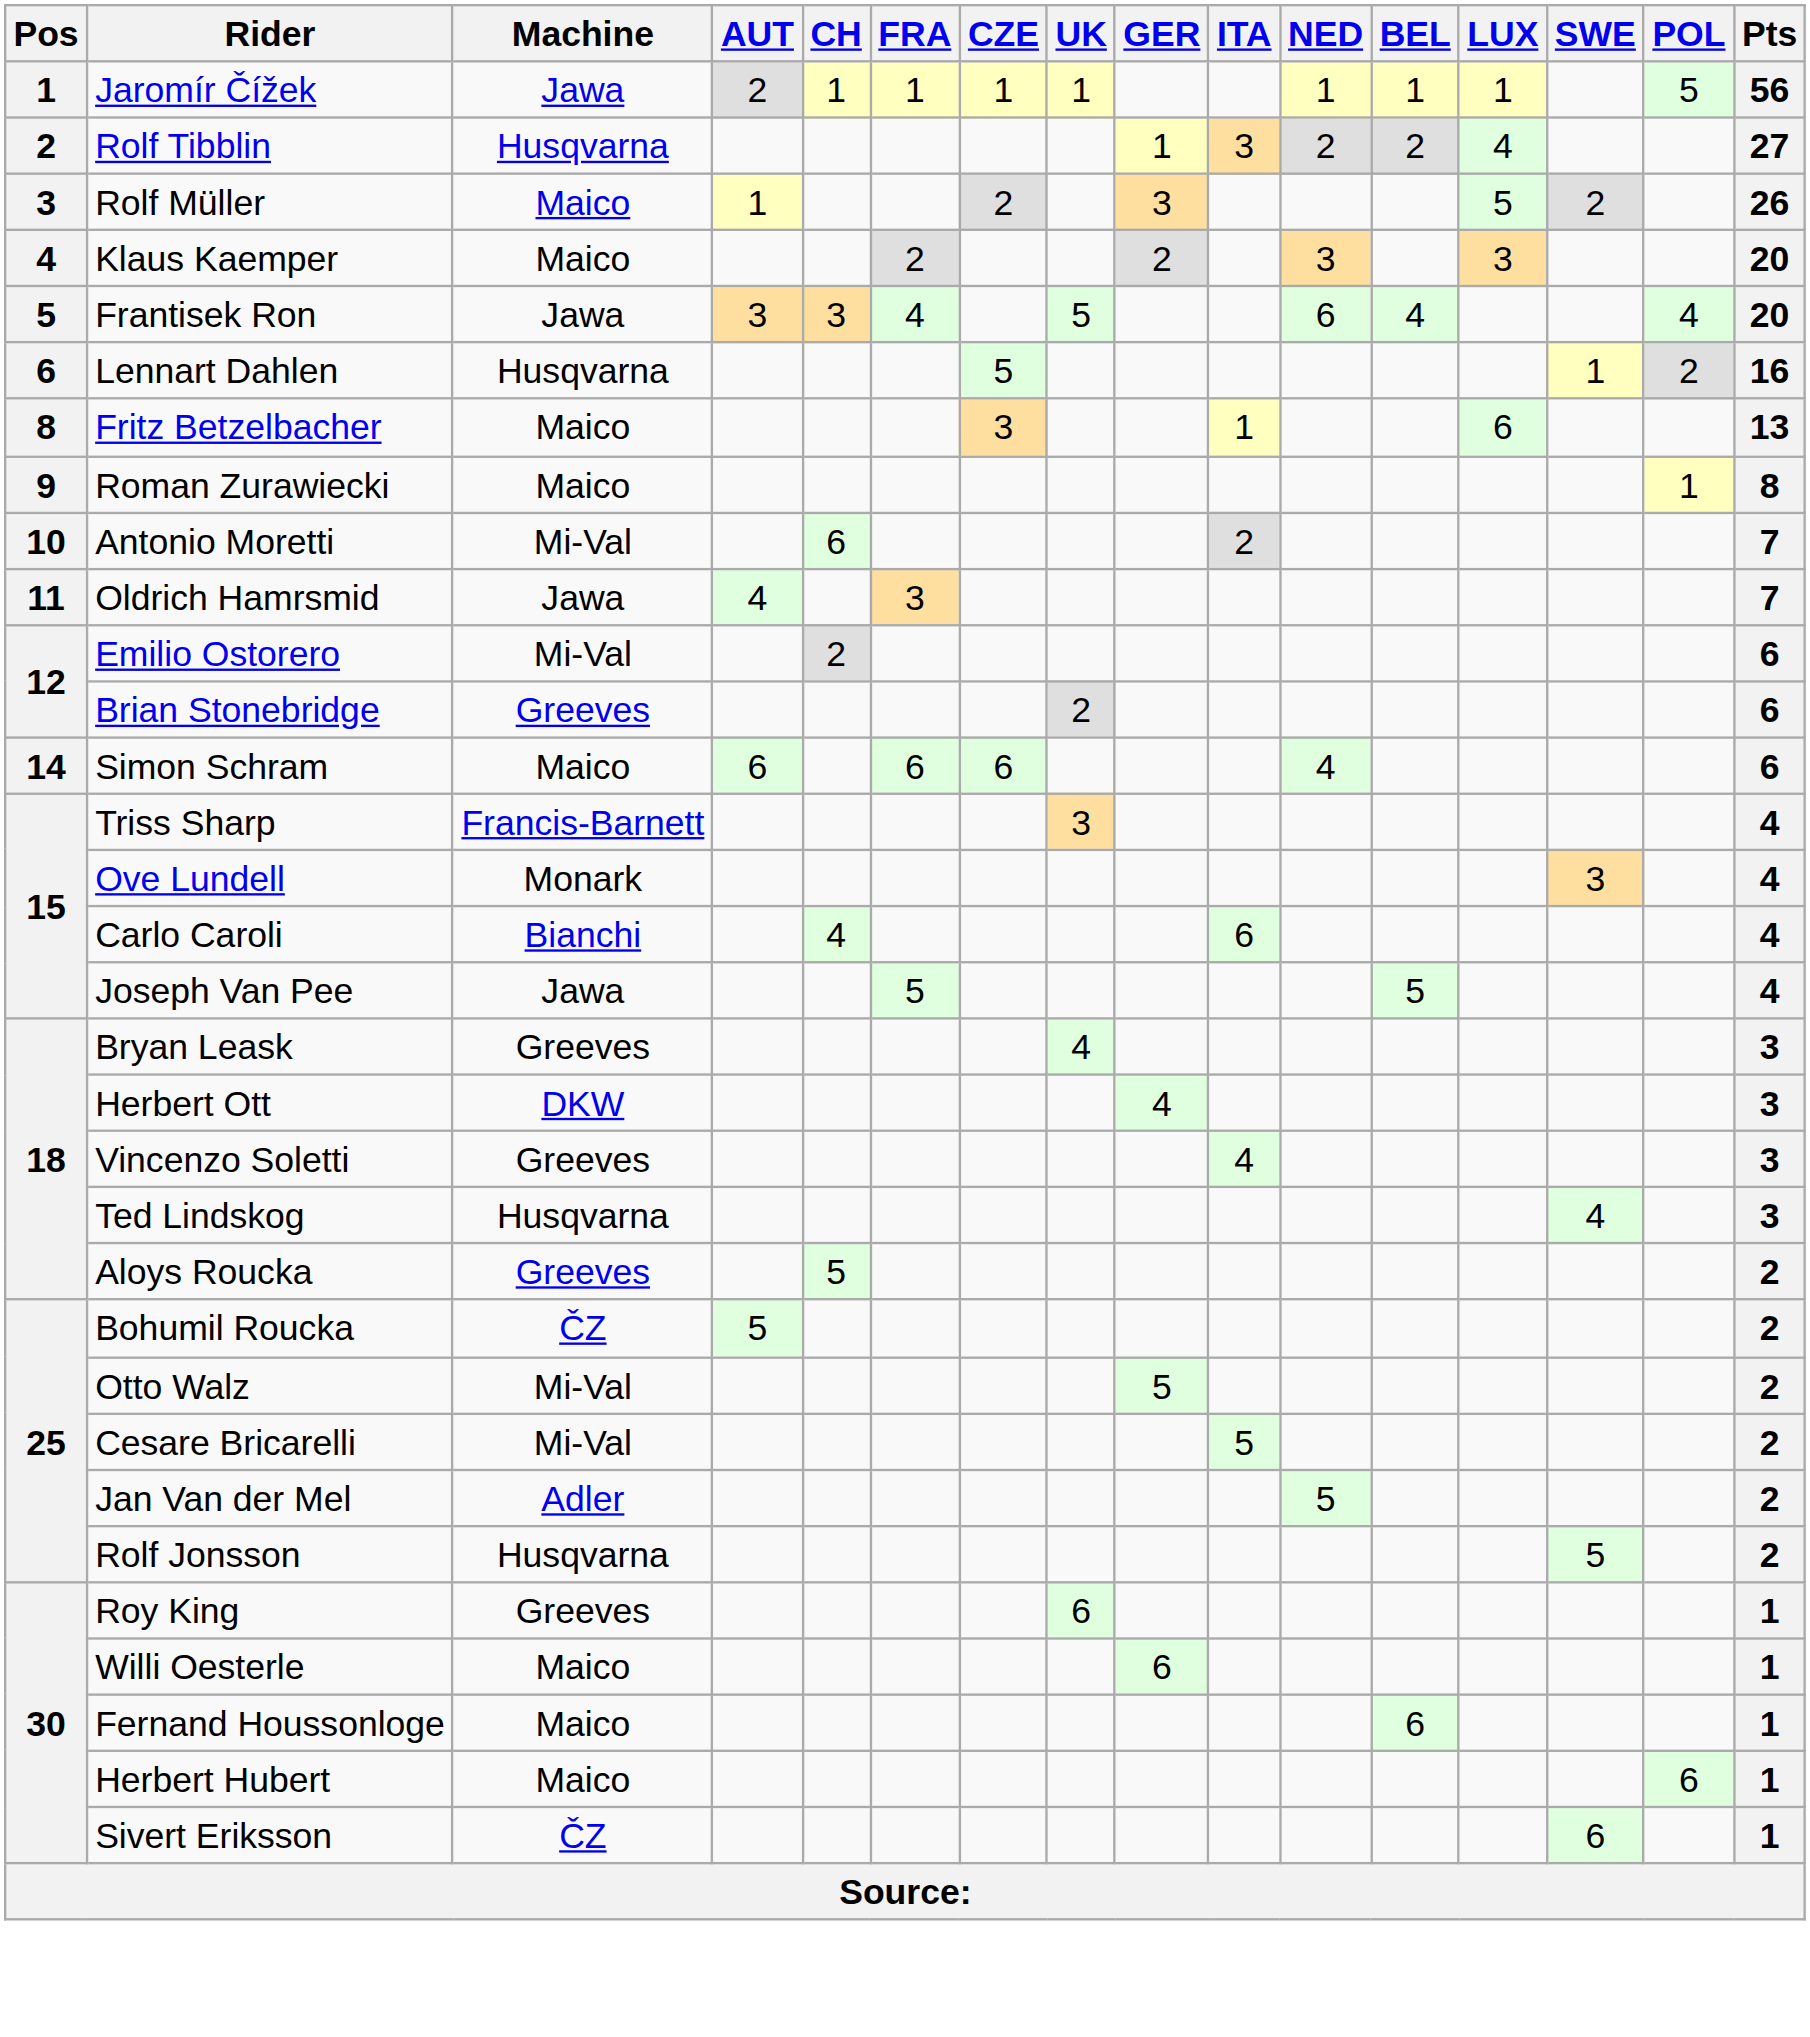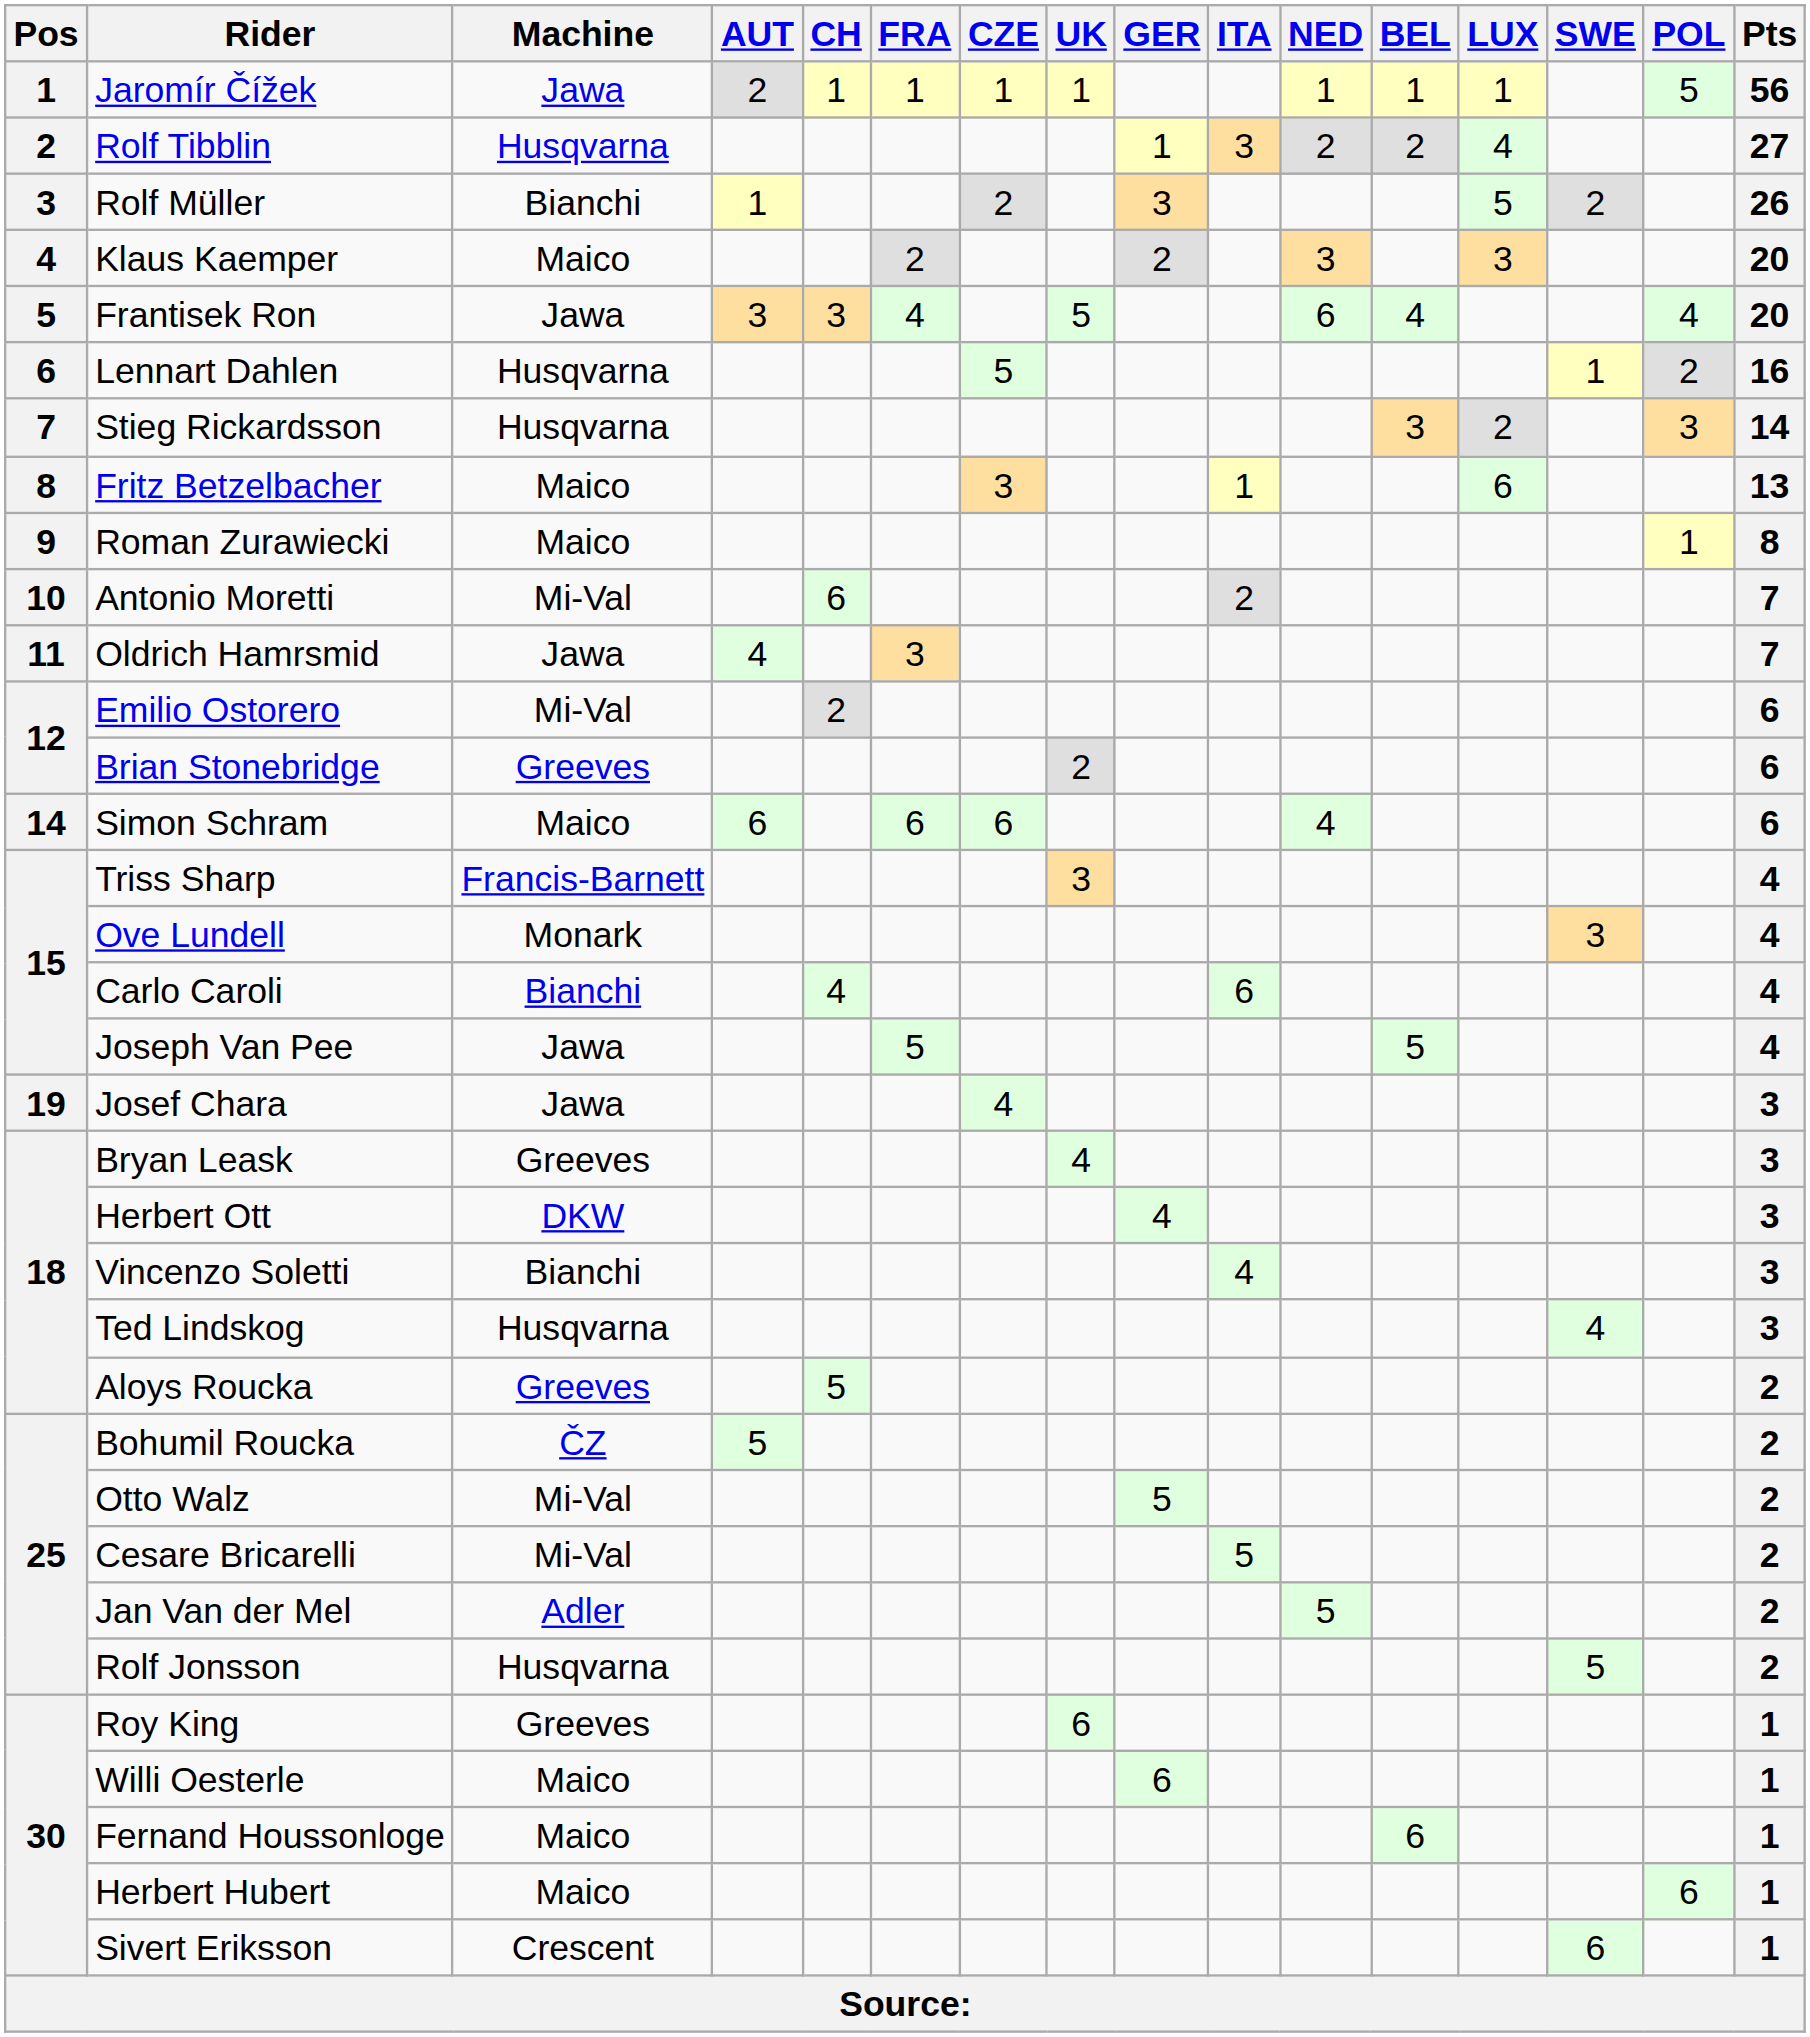(583, 202) Maico -> (583, 202) Bianchi
+ row: (238, 428)
+ row: (191, 1103)
(583, 1160) Greeves -> (583, 1272) Bianchi
(583, 1835) ČZ -> (583, 1948) Crescent
